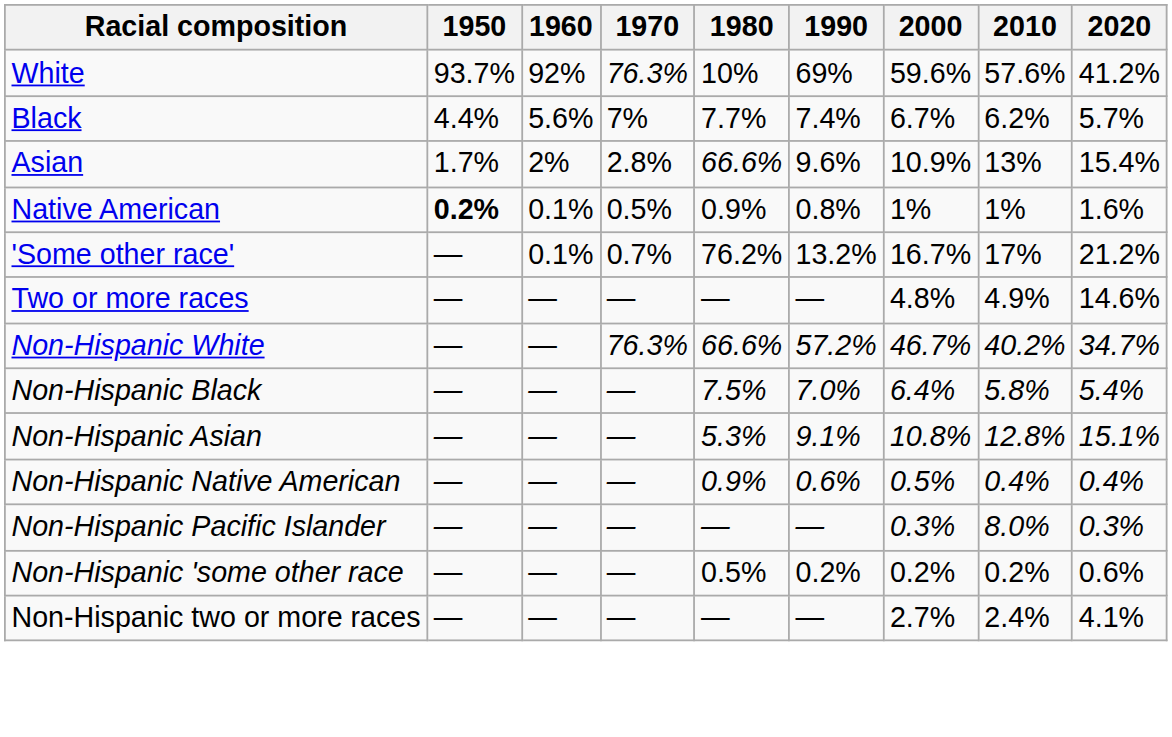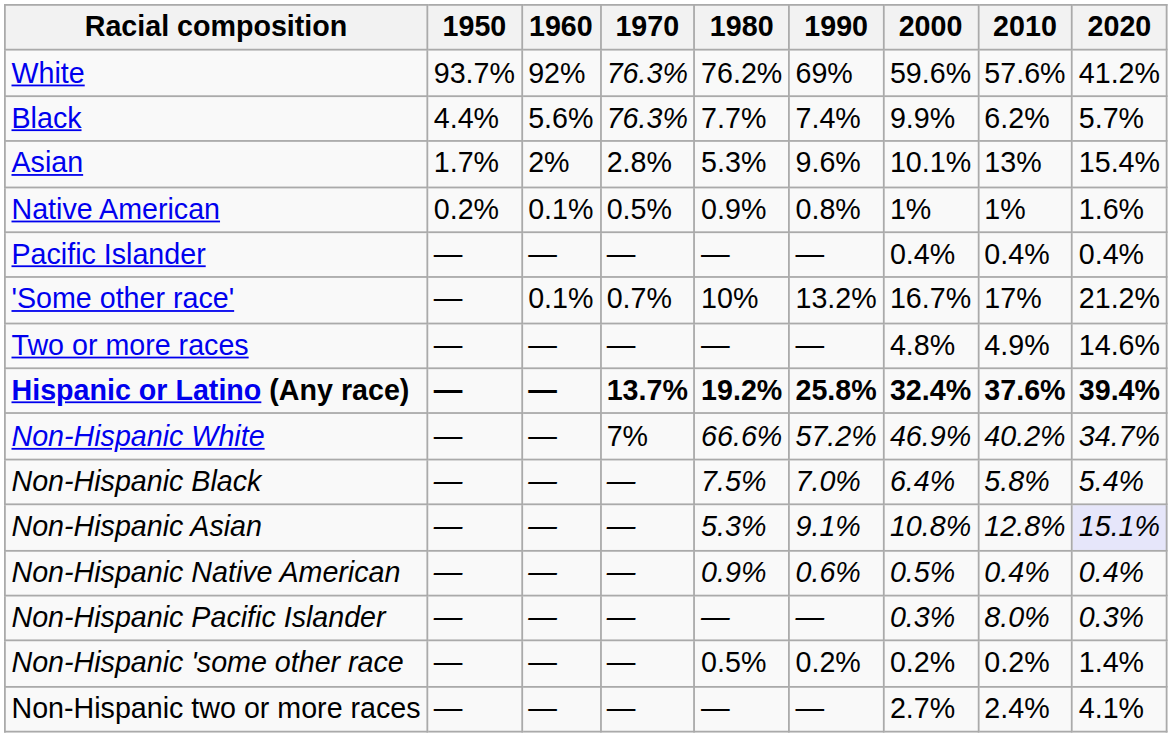(730, 72) 10% -> (742, 72) 76.2%
(627, 118) 7% -> (647, 118) 76.3%
(923, 118) 6.7% -> (923, 118) 9.9%
(742, 163) 66.6% -> (734, 163) 5.3%
(931, 163) 10.9% -> (931, 163) 10.1%
(466, 208) bold -> (466, 208) normal
+ row: (109, 254)
(742, 254) 76.2% -> (730, 299) 10%
+ row: (210, 390)
(647, 345) 76.3% -> (627, 436) 7%
(931, 345) 46.7% -> (931, 436) 46.9%
(1119, 436) no background -> (1119, 526) lavender background
(1111, 572) 0.6% -> (1111, 663) 1.4%
